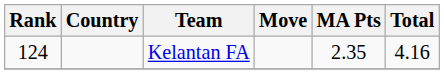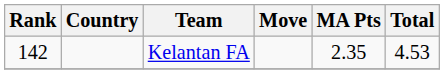(33, 52) 124 -> (33, 52) 142
(412, 52) 4.16 -> (412, 52) 4.53
